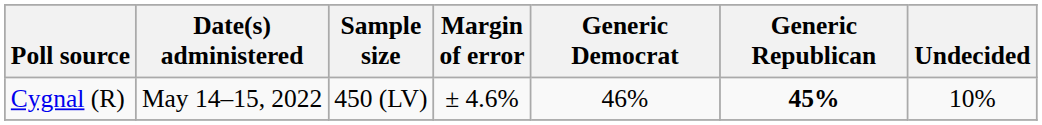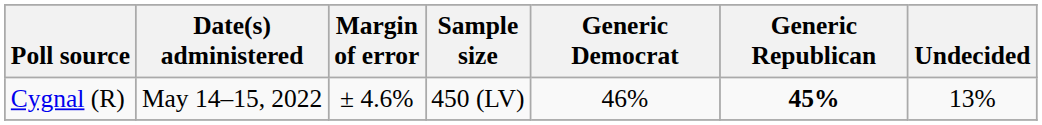columns swapped: (381, 40) <-> (482, 40)
(972, 98) 10% -> (972, 98) 13%
